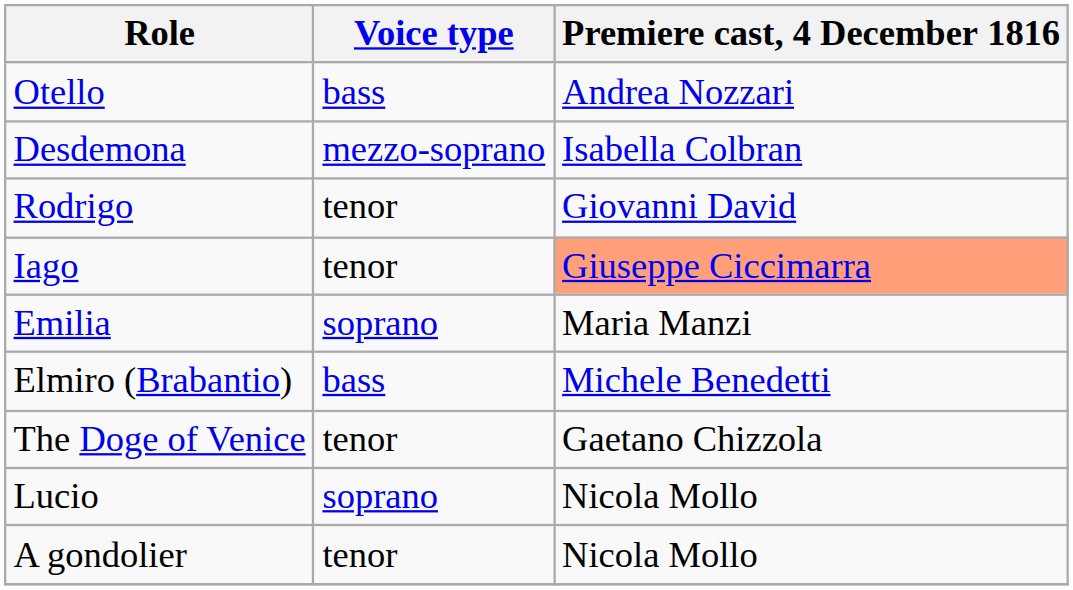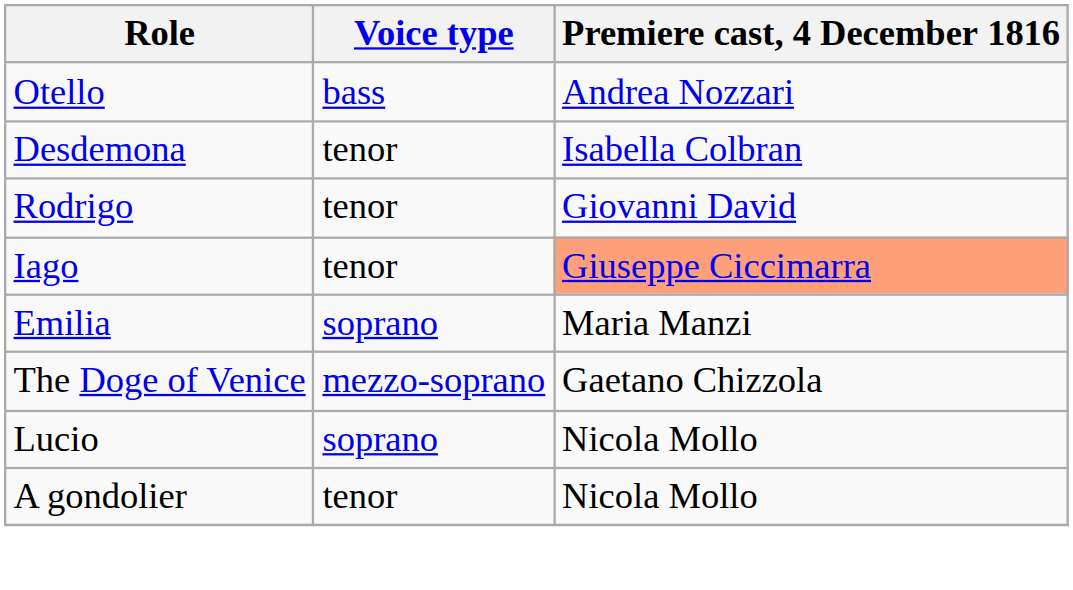(434, 149) mezzo-soprano -> (360, 149) tenor
- row: (153, 380)
(360, 438) tenor -> (434, 380) mezzo-soprano
